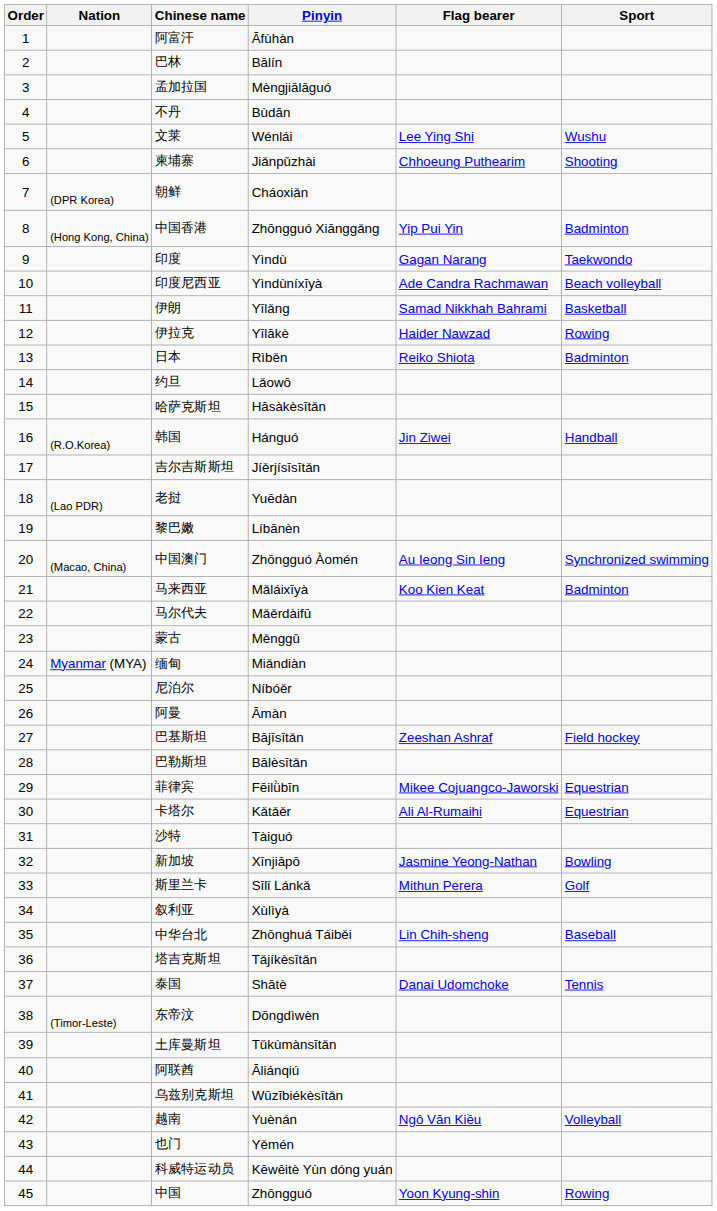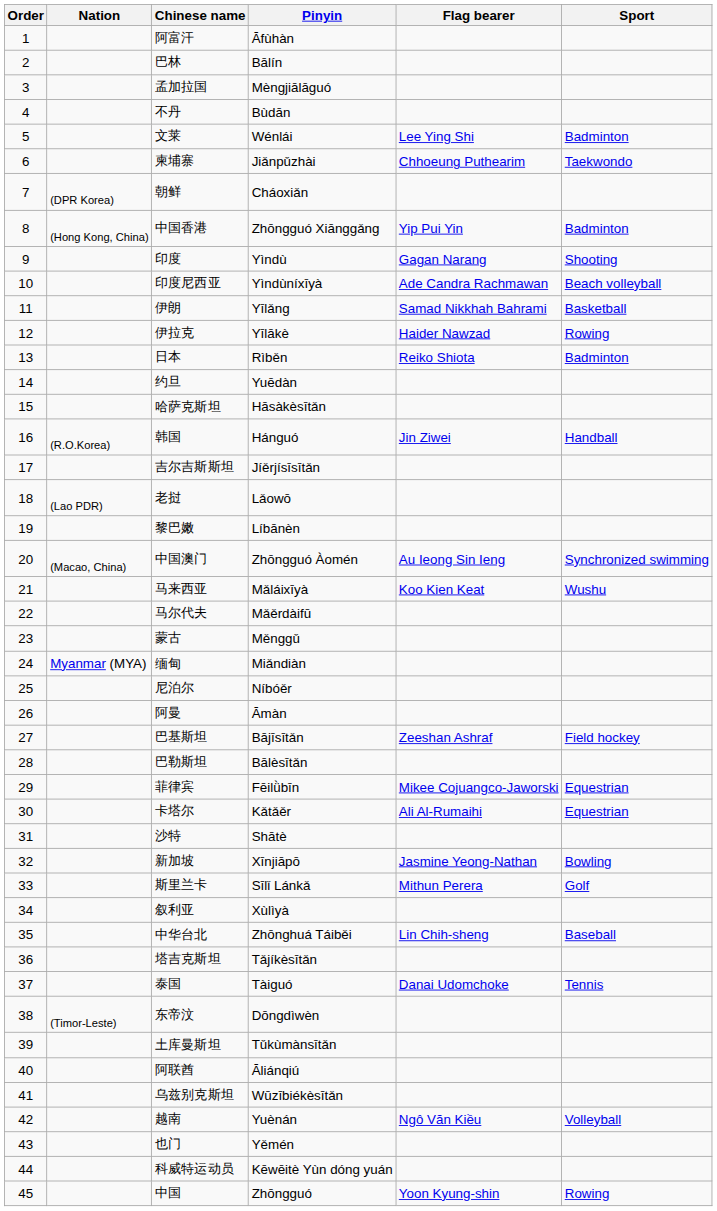(585, 137) Wushu -> (597, 137) Badminton
(591, 162) Shooting -> (599, 162) Taekwondo
(599, 259) Taekwondo -> (591, 259) Shooting
(271, 382) Lǎowō -> (274, 382) Yuēdàn
(274, 498) Yuēdàn -> (271, 498) Lǎowō
(597, 589) Badminton -> (585, 589) Wushu
(272, 836) Tàiguó -> (269, 836) Shātè
(269, 984) Shātè -> (272, 984) Tàiguó
